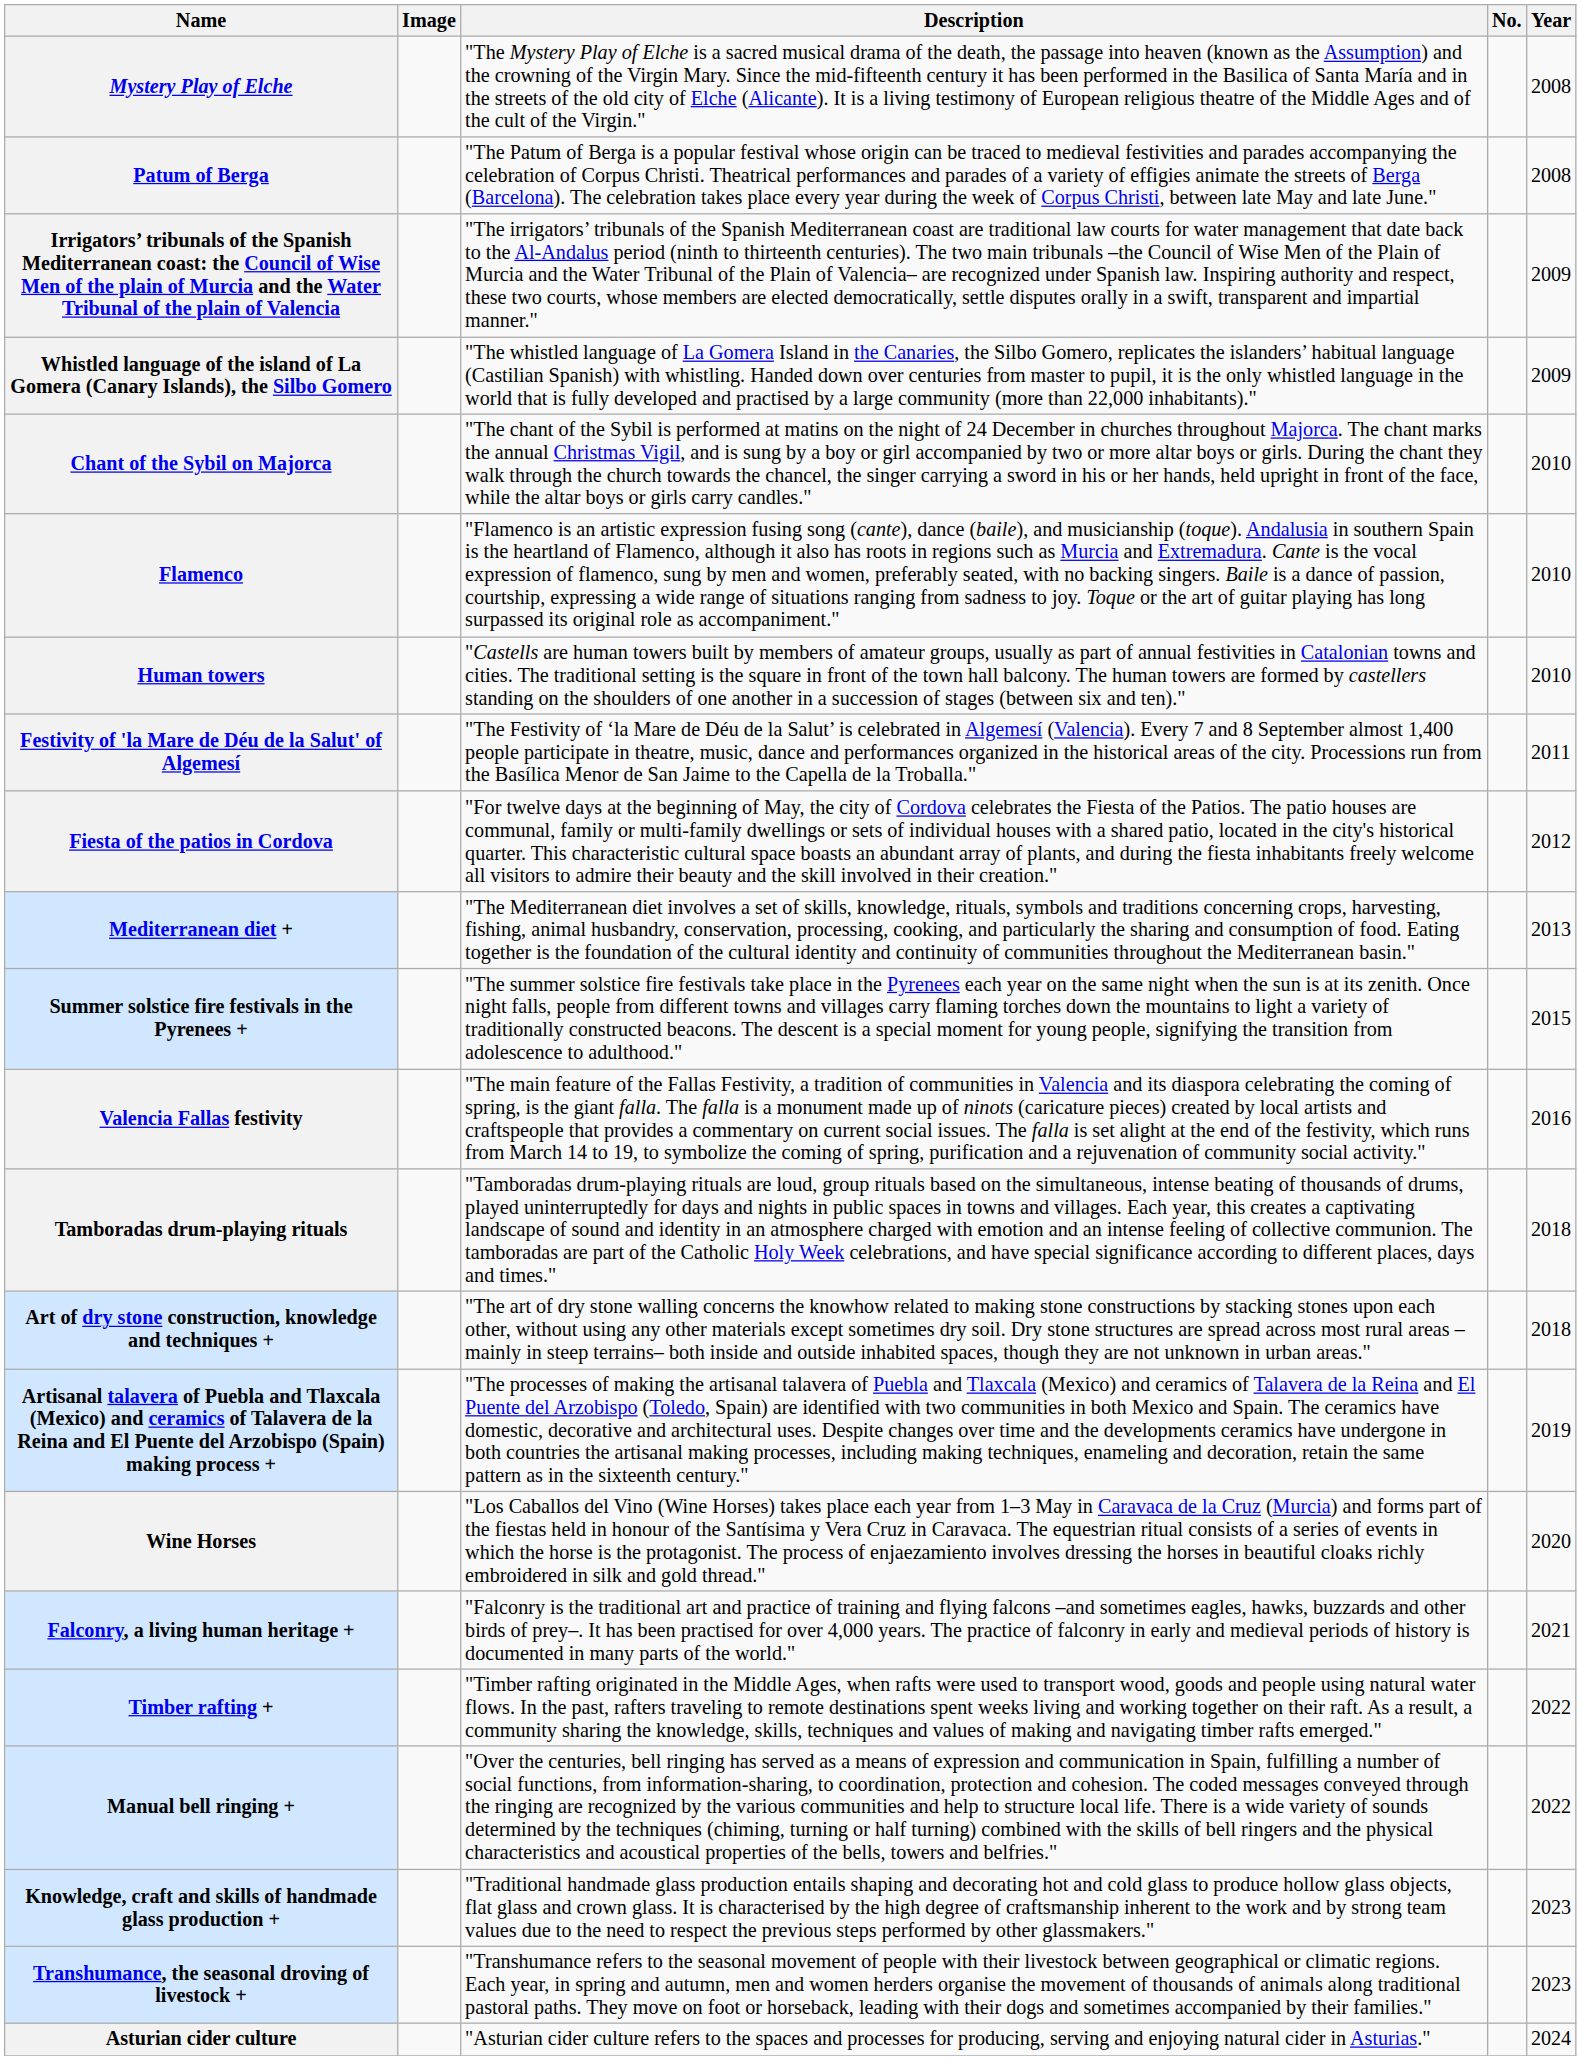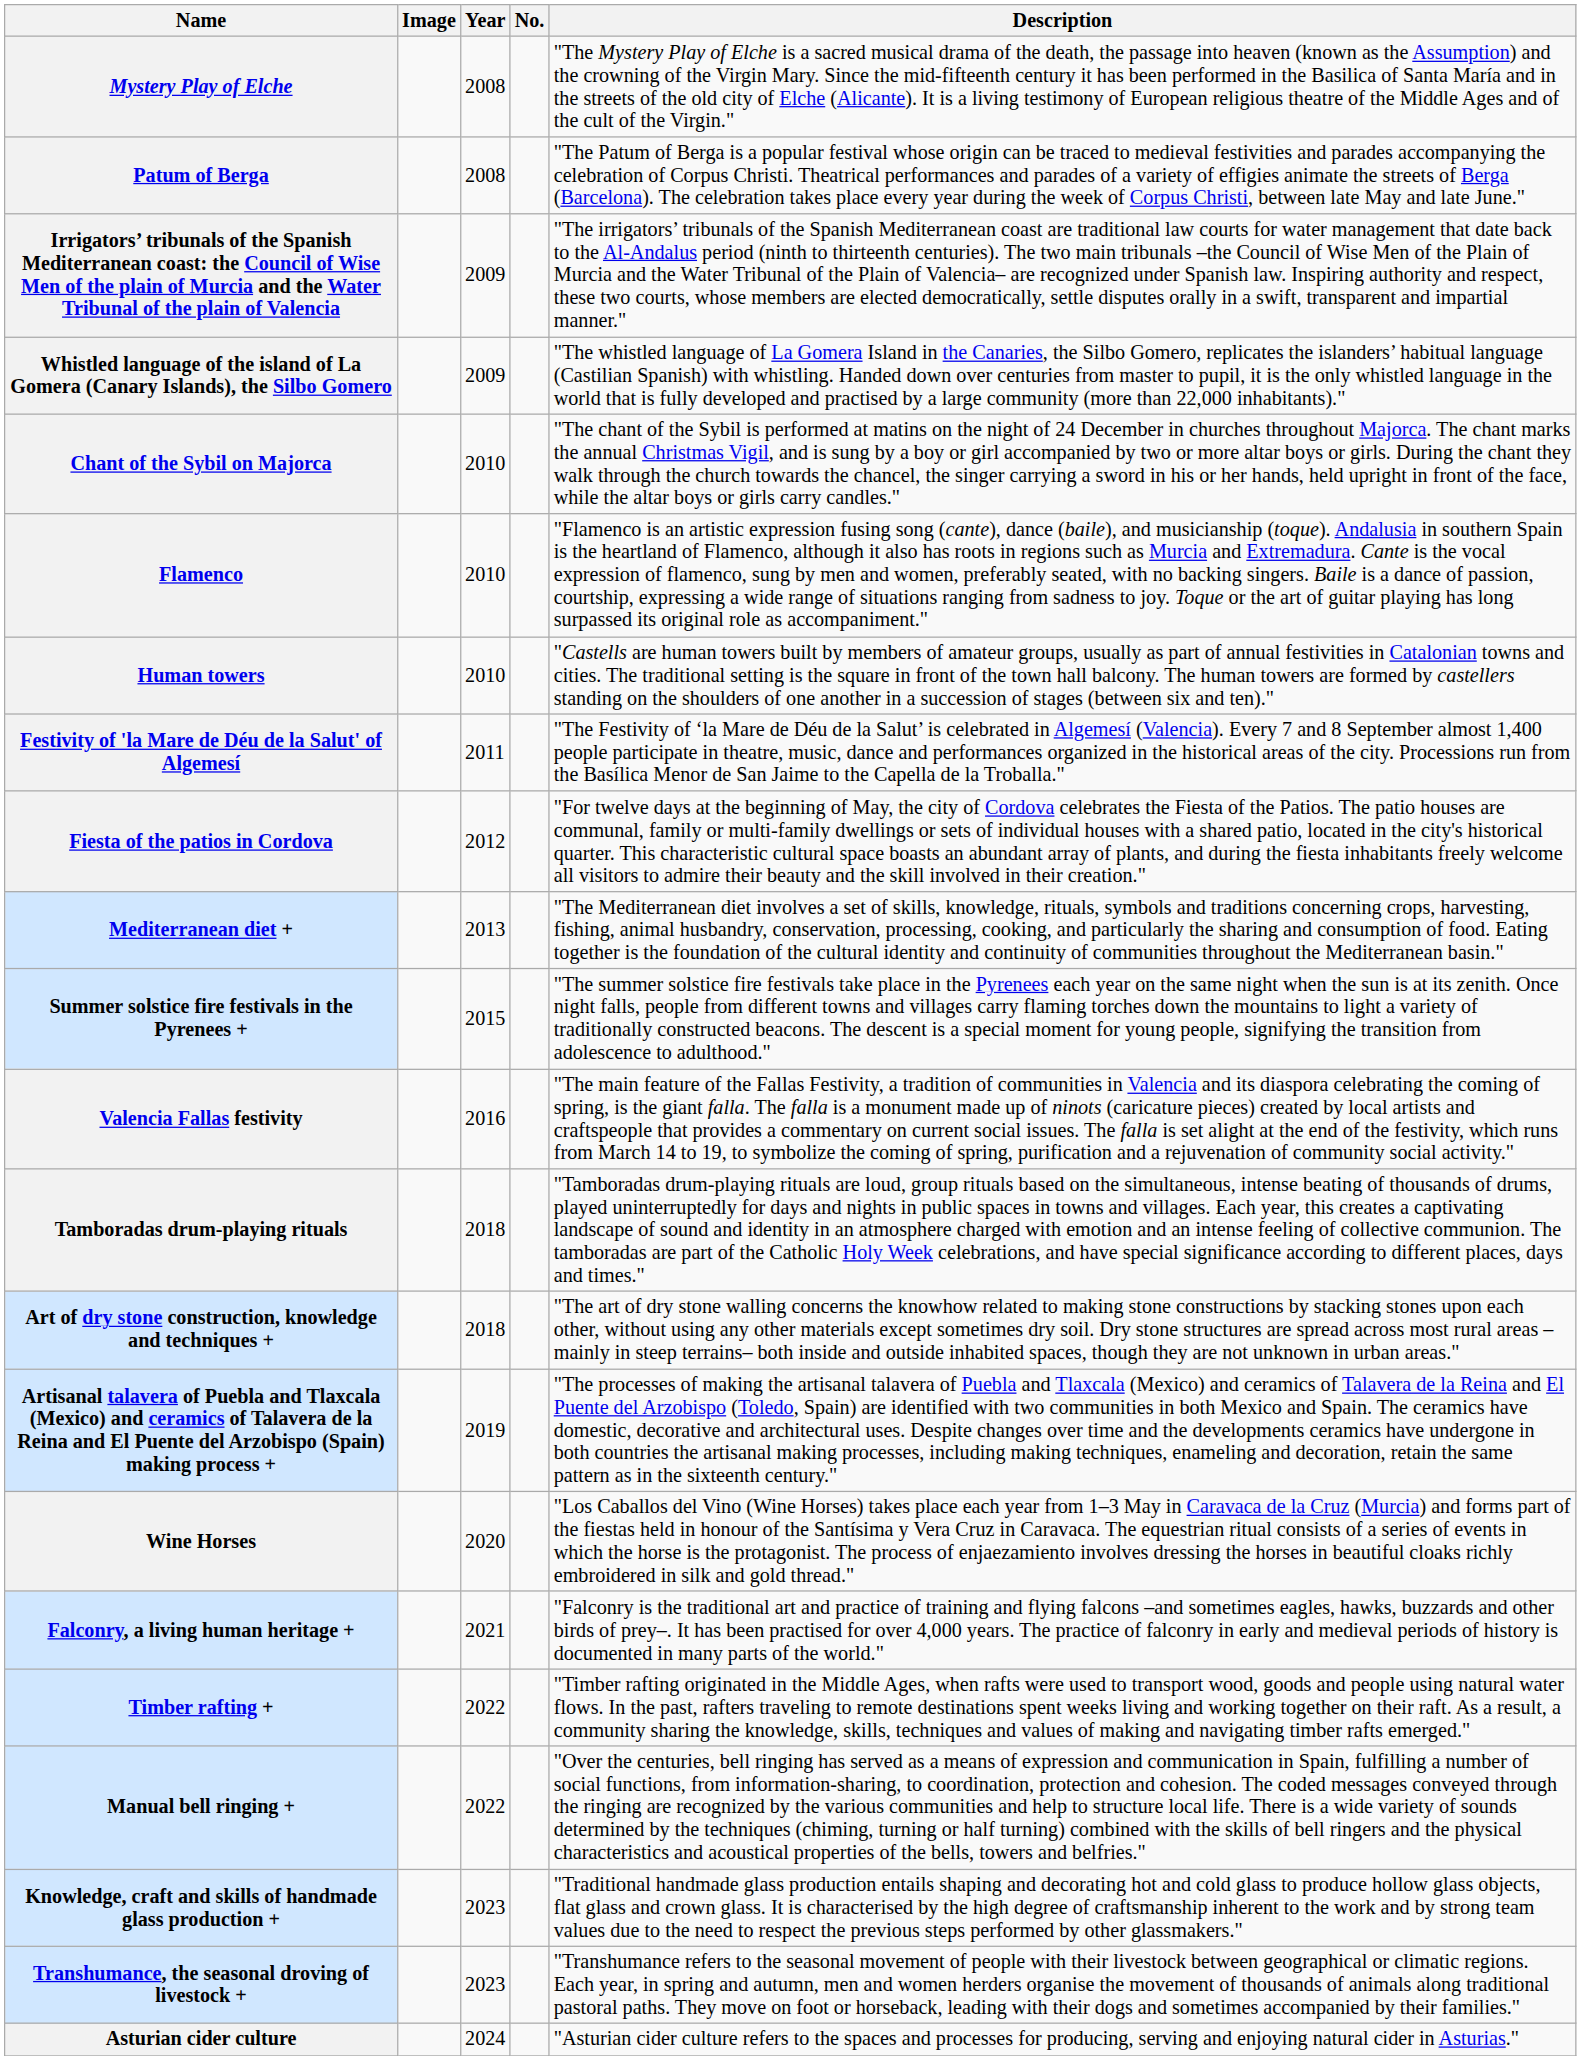columns swapped: (1551, 20) <-> (974, 20)
